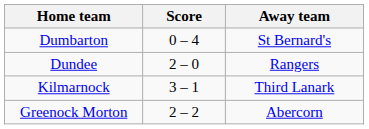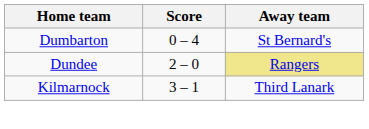(294, 64) no background -> (294, 64) khaki background
- row: (74, 111)
